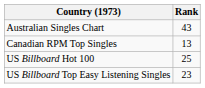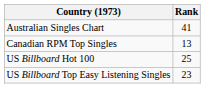(187, 28) 43 -> (187, 28) 41
